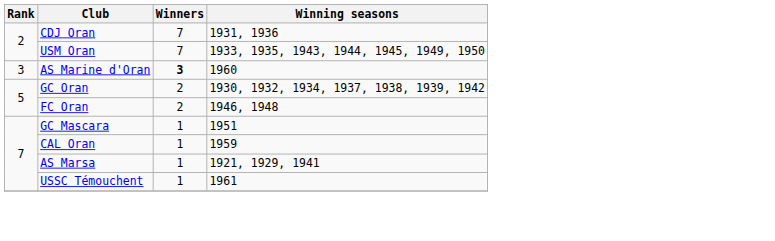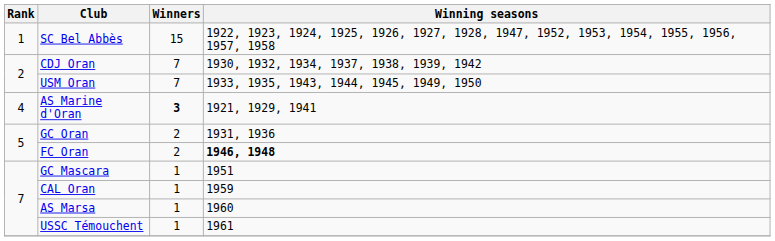+ row: (81, 39)
(244, 32) 1931, 1936 -> (344, 64) 1930, 1932, 1934, 1937, 1938, 1939, 1942
(21, 70) 3 -> (21, 108) 4
(223, 70) 1960 -> (261, 108) 1921, 1929, 1941
(347, 88) 1930, 1932, 1934, 1937, 1938, 1939, 1942 -> (241, 133) 1931, 1936
(244, 107) normal -> (241, 152) bold
(265, 163) 1921, 1929, 1941 -> (220, 208) 1960
